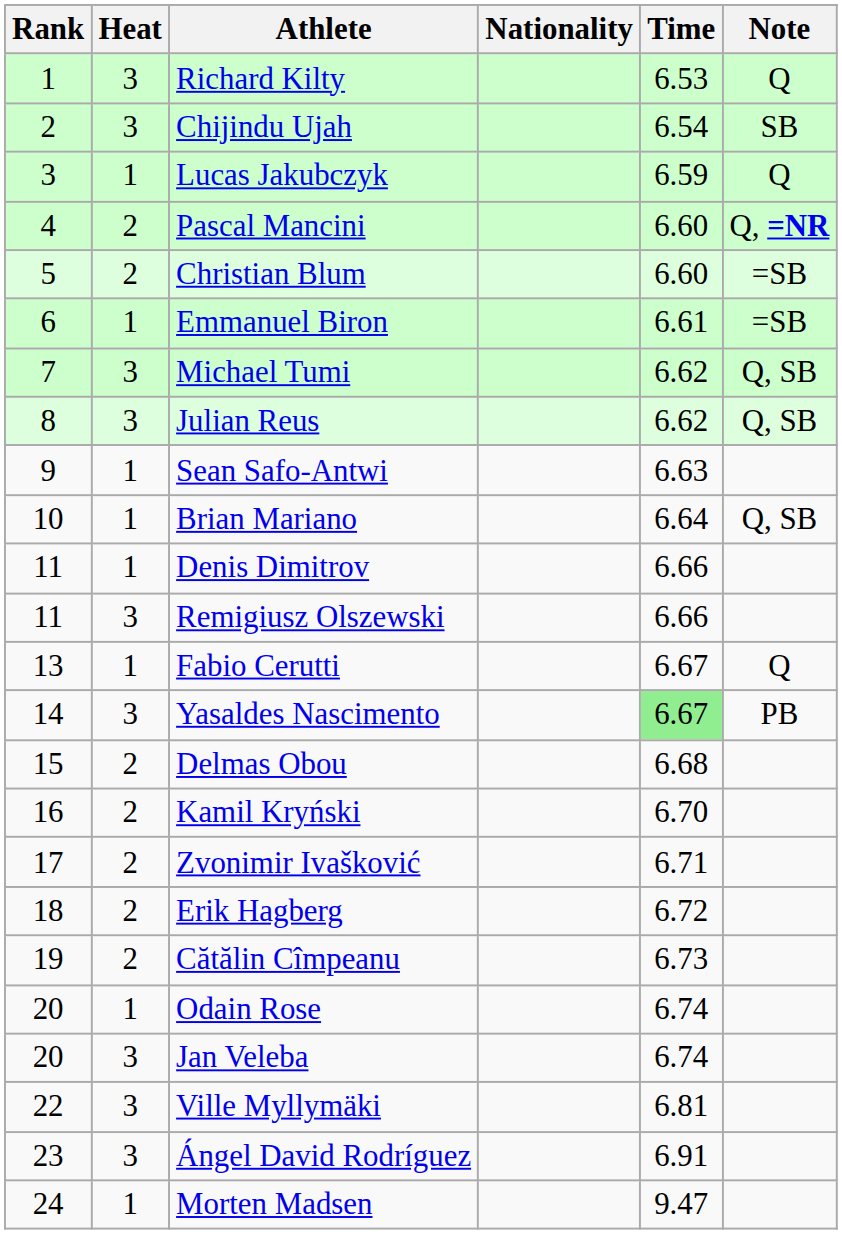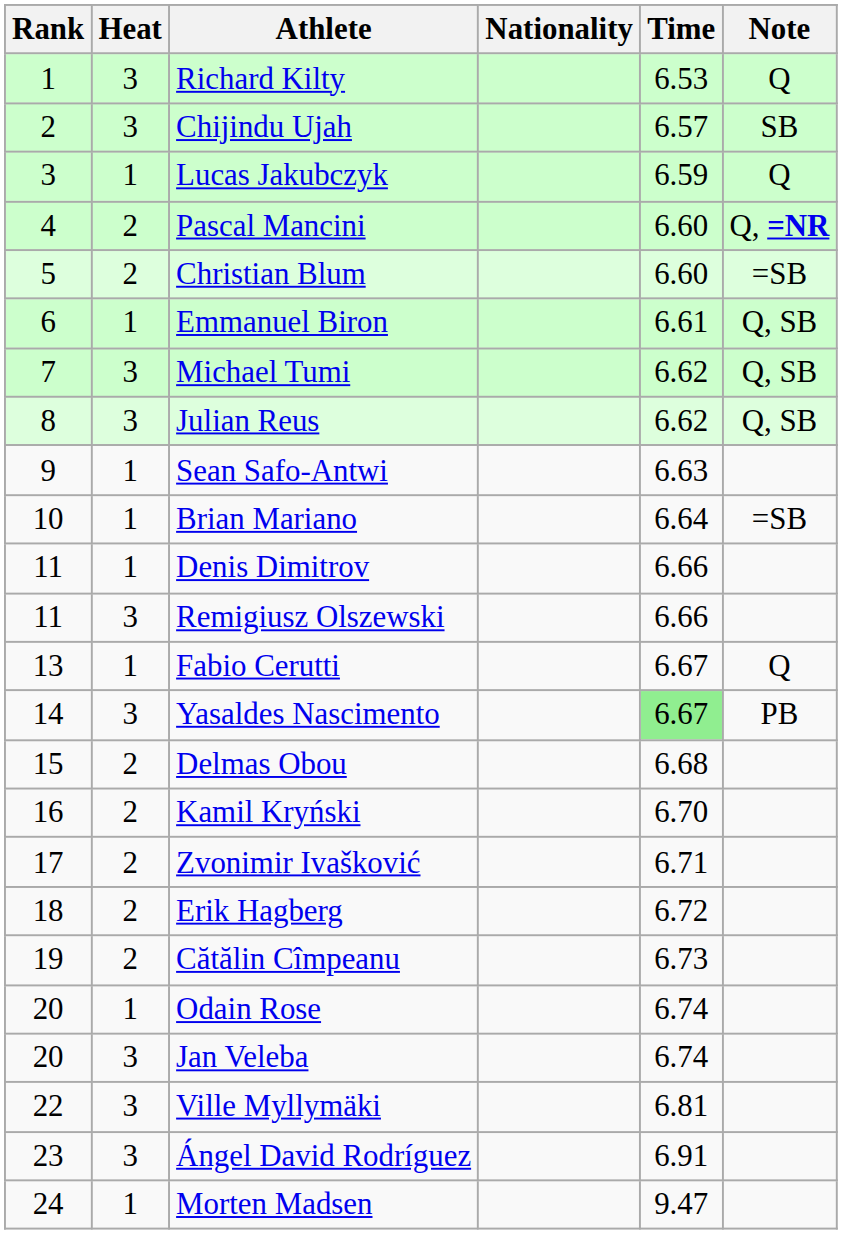(681, 126) 6.54 -> (681, 126) 6.57
(779, 322) =SB -> (779, 322) Q, SB
(779, 518) Q, SB -> (779, 518) =SB
